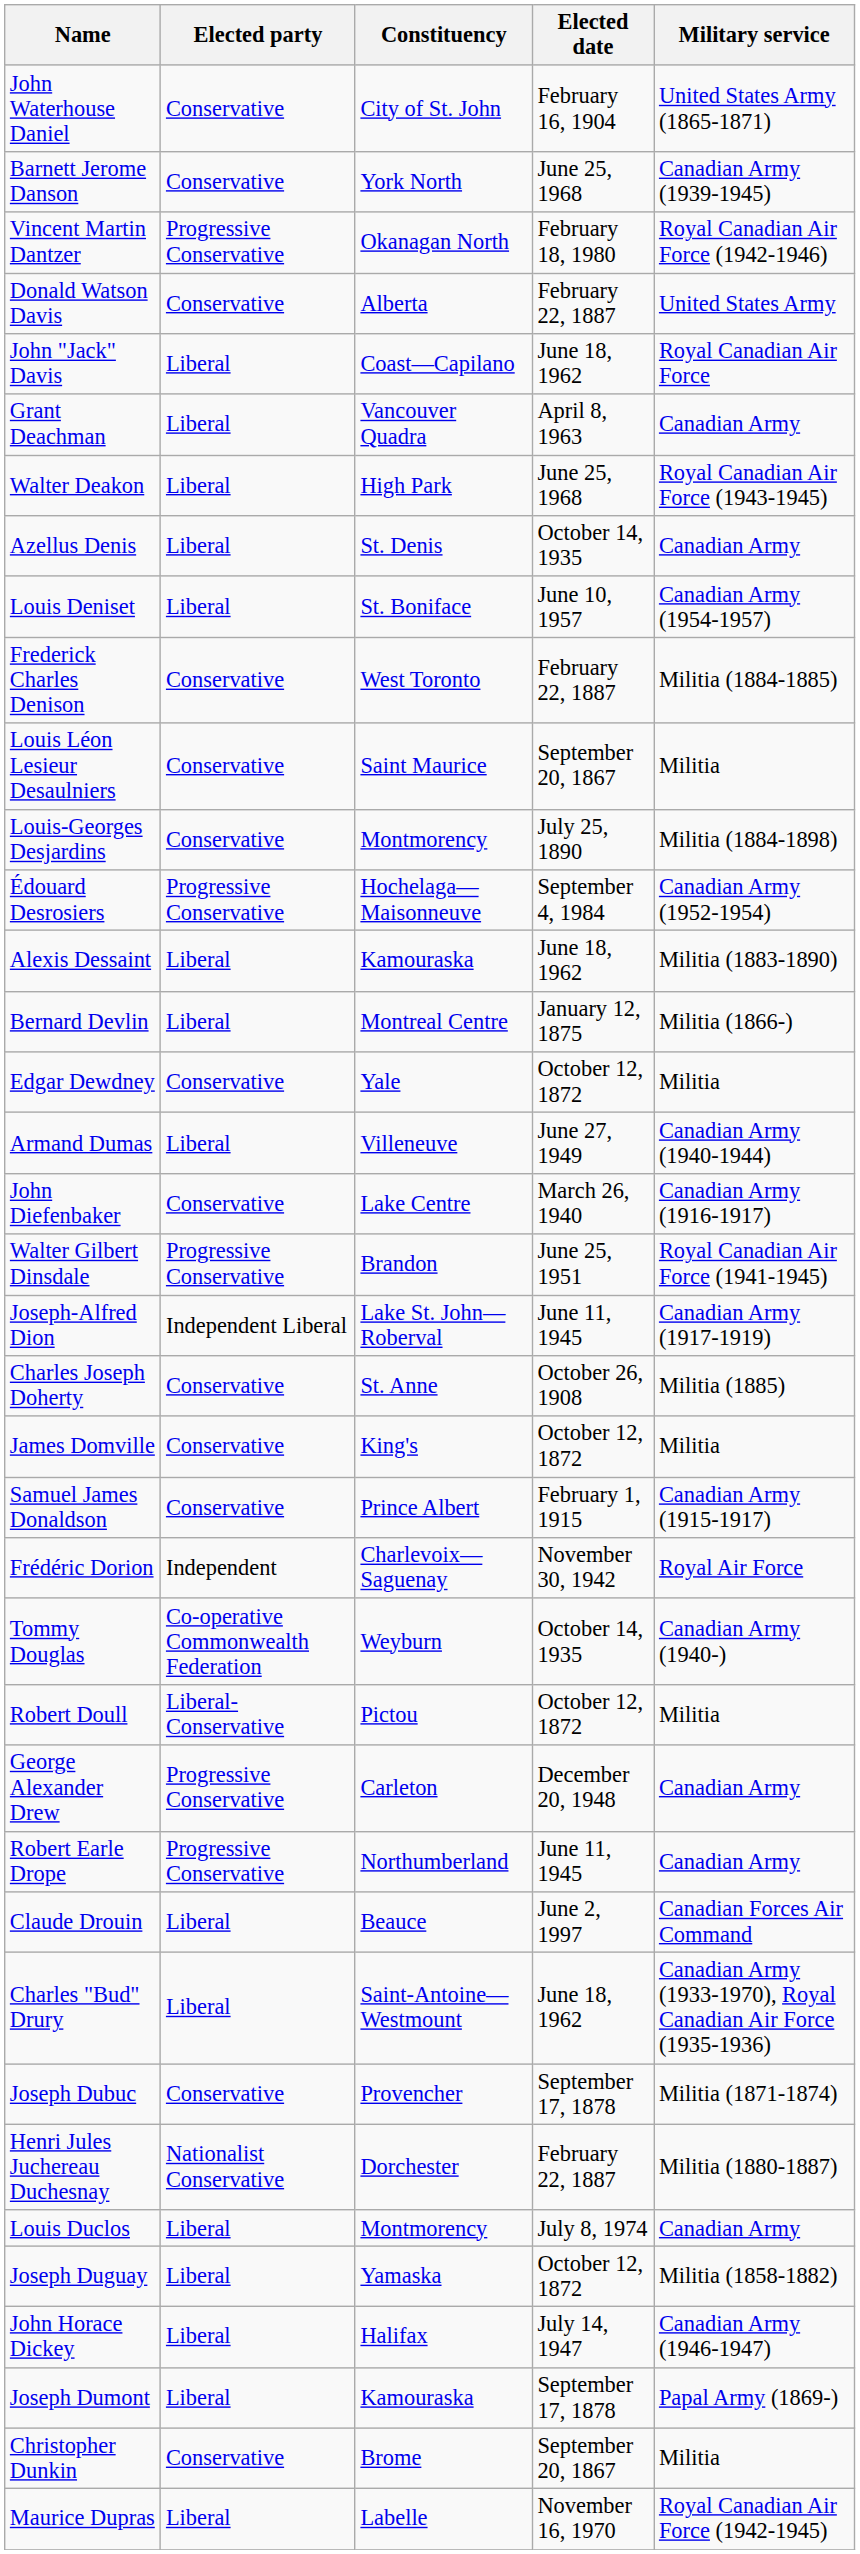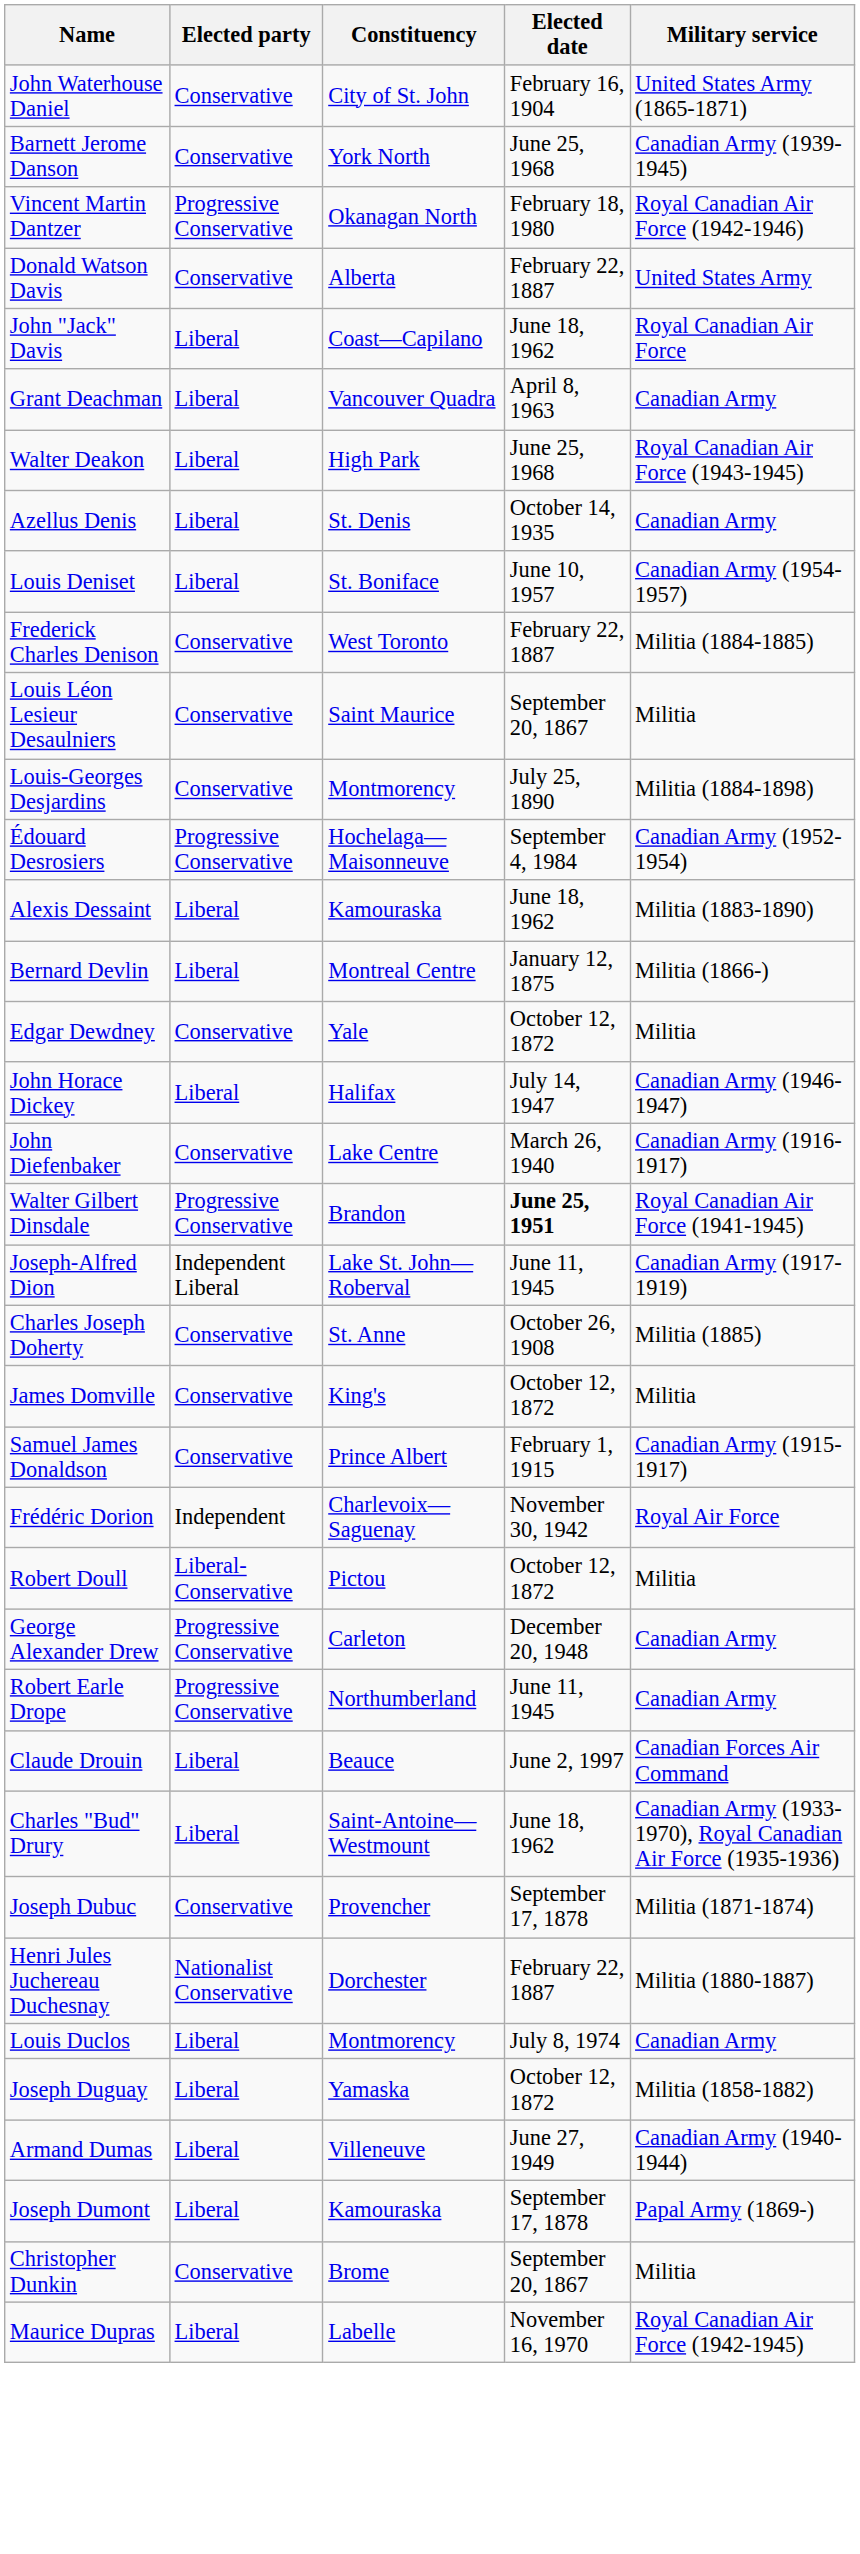rows swapped: (66, 2336) <-> (81, 1142)
(575, 1264) normal -> (550, 1213) bold
- row: (47, 1641)
